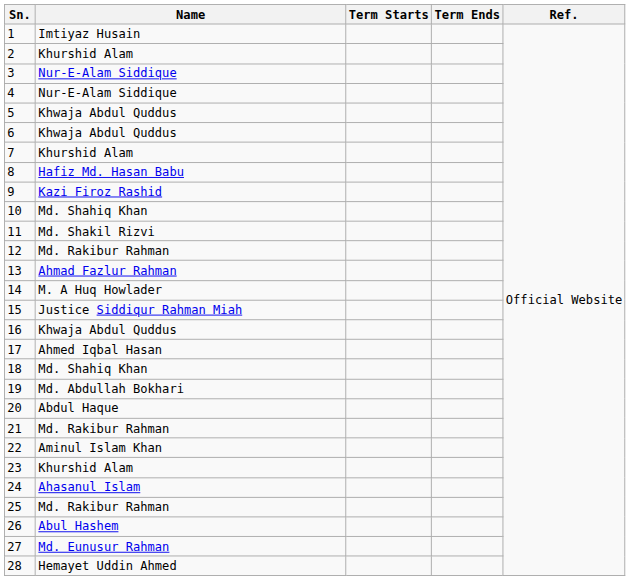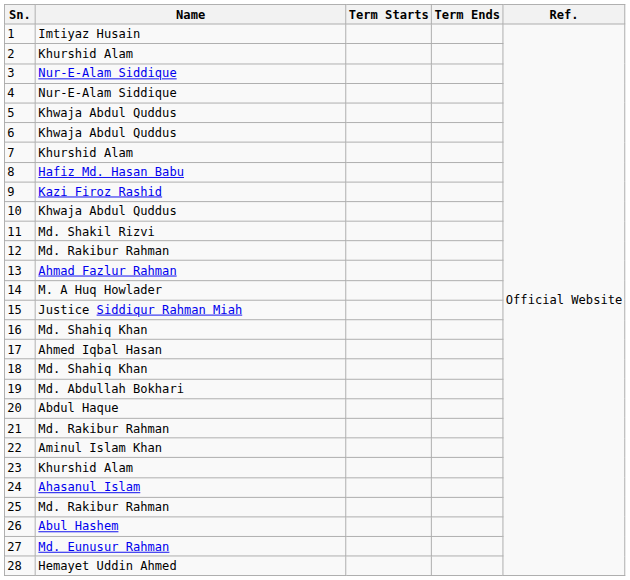(93, 211) Md. Shahiq Khan -> (108, 211) Khwaja Abdul Quddus
(108, 330) Khwaja Abdul Quddus -> (93, 330) Md. Shahiq Khan
